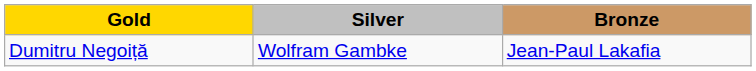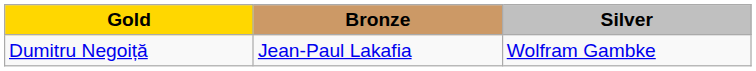columns swapped: (378, 19) <-> (627, 19)
